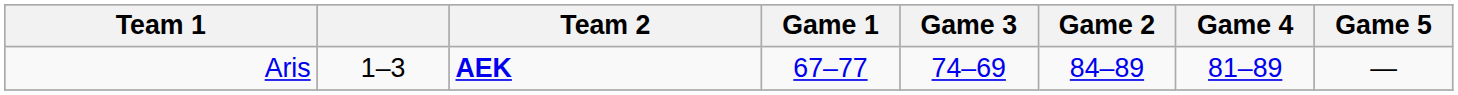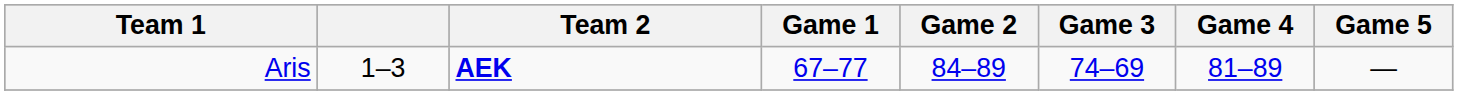columns swapped: (1107, 25) <-> (969, 25)
